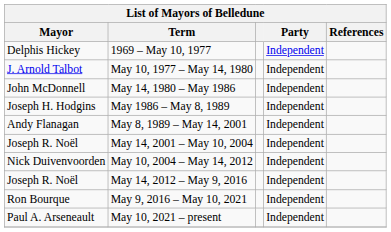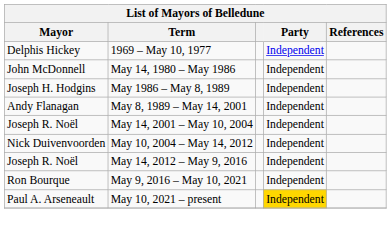- row: (182, 69)
(295, 217) no background -> (295, 198) gold background
